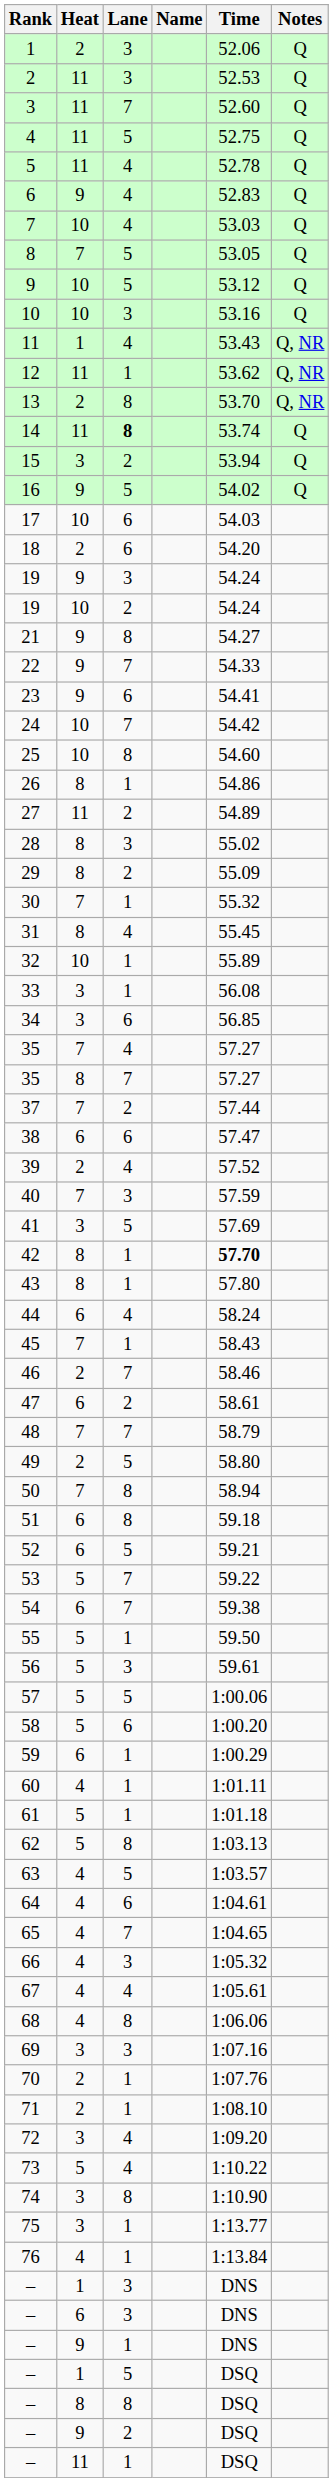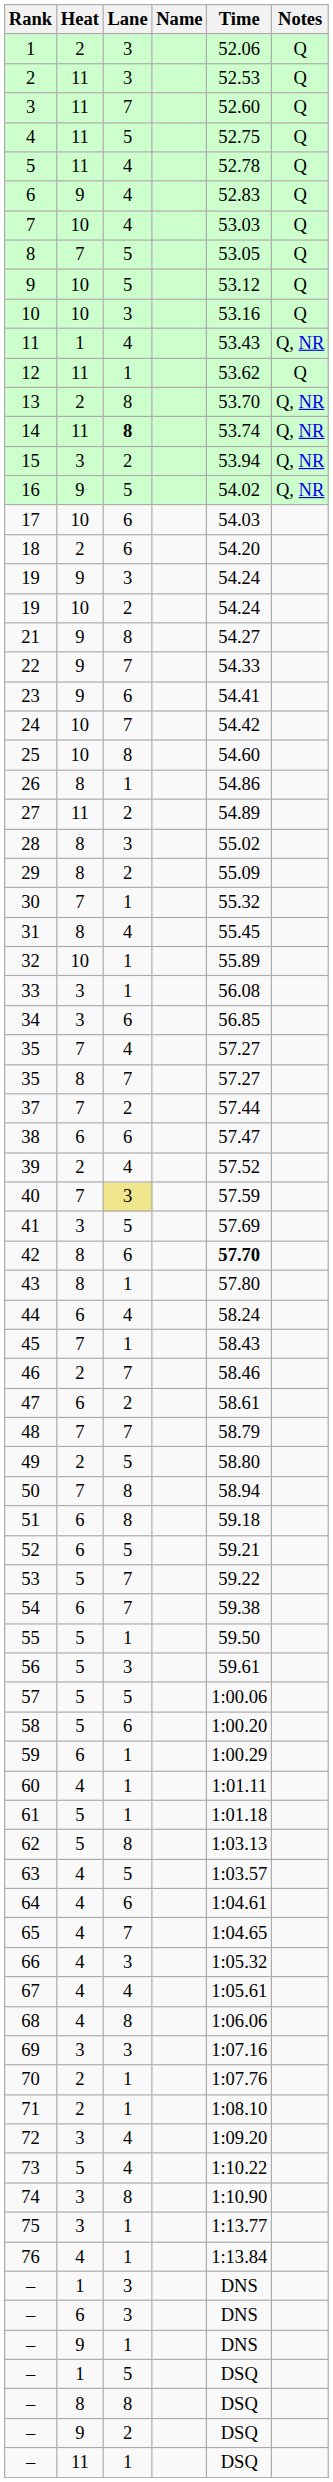(300, 372) Q, NR -> (300, 372) Q
(300, 431) Q -> (300, 431) Q, NR
(300, 460) Q -> (300, 460) Q, NR
(300, 490) Q -> (300, 490) Q, NR
(128, 1196) no background -> (128, 1196) khaki background
(128, 1255) 1 -> (128, 1255) 6
